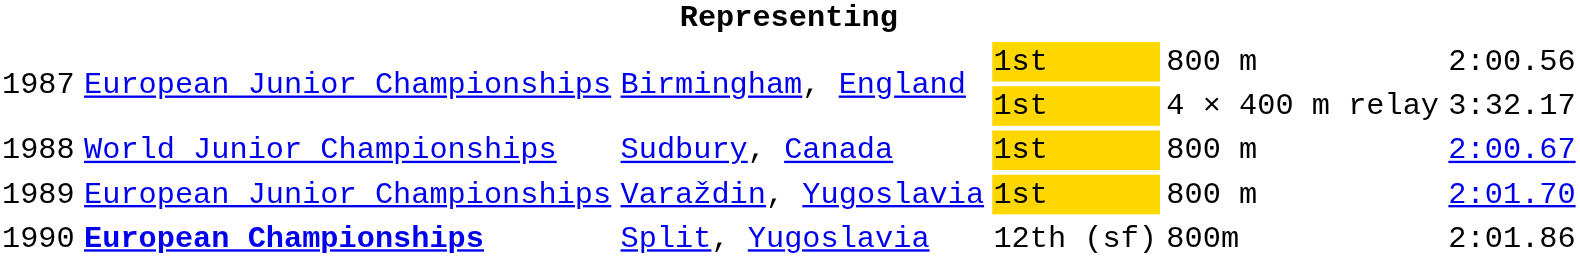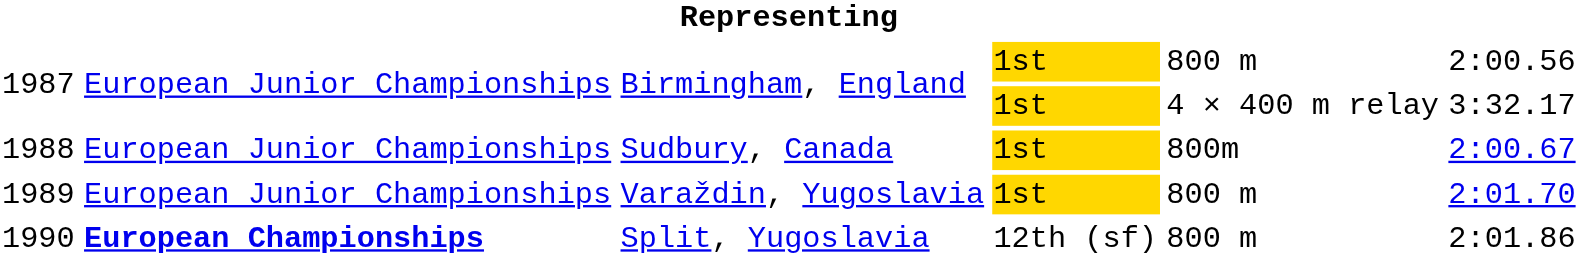(320, 150) World Junior Championships -> (348, 150) European Junior Championships
(1212, 150) 800 m -> (1203, 150) 800m
(1203, 239) 800m -> (1212, 239) 800 m
